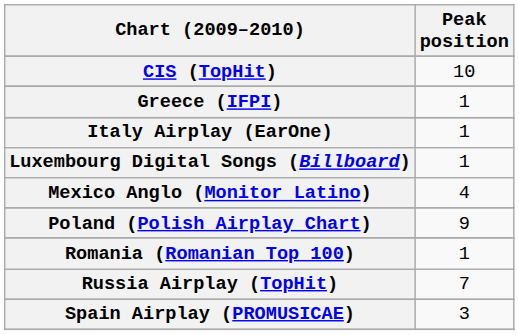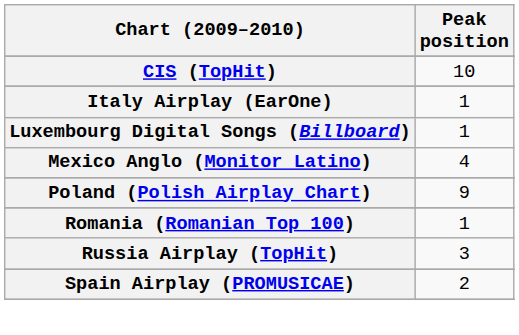- row: (210, 102)
(464, 284) 7 -> (464, 253) 3
(464, 314) 3 -> (464, 284) 2
